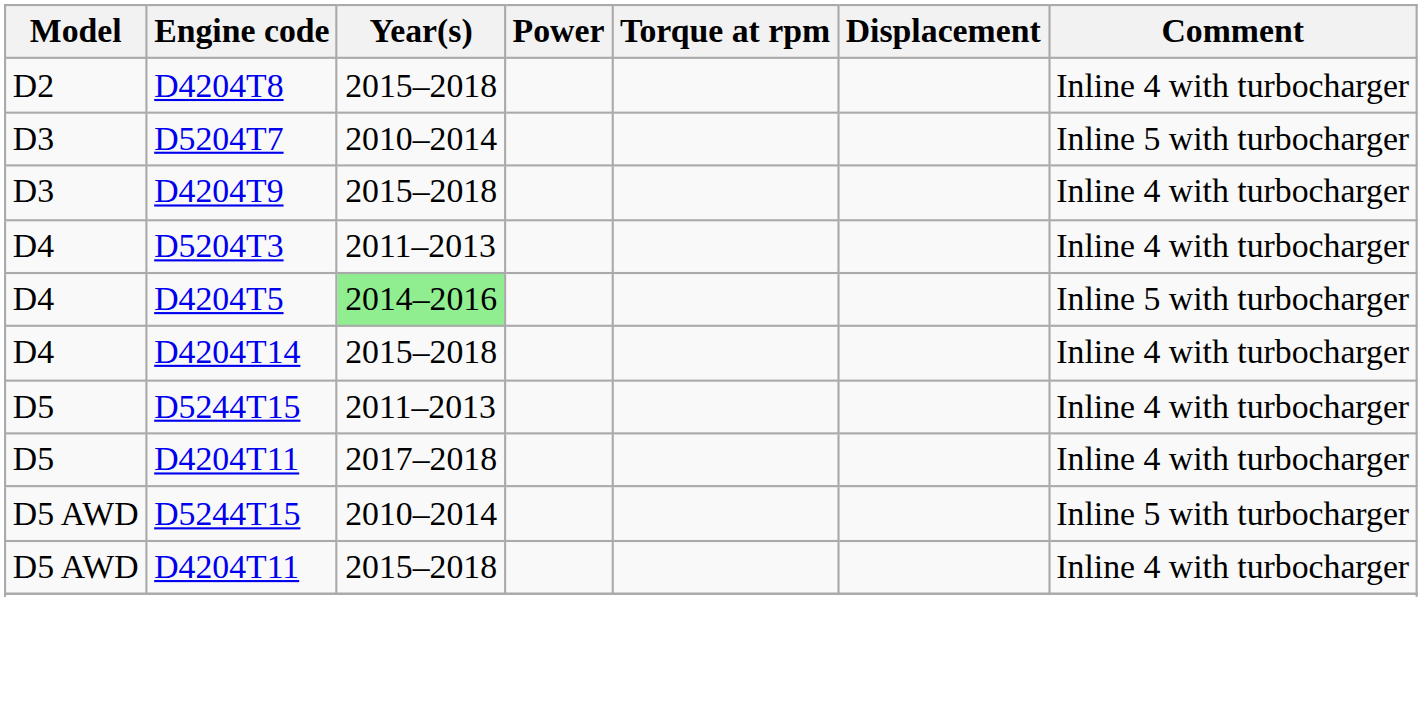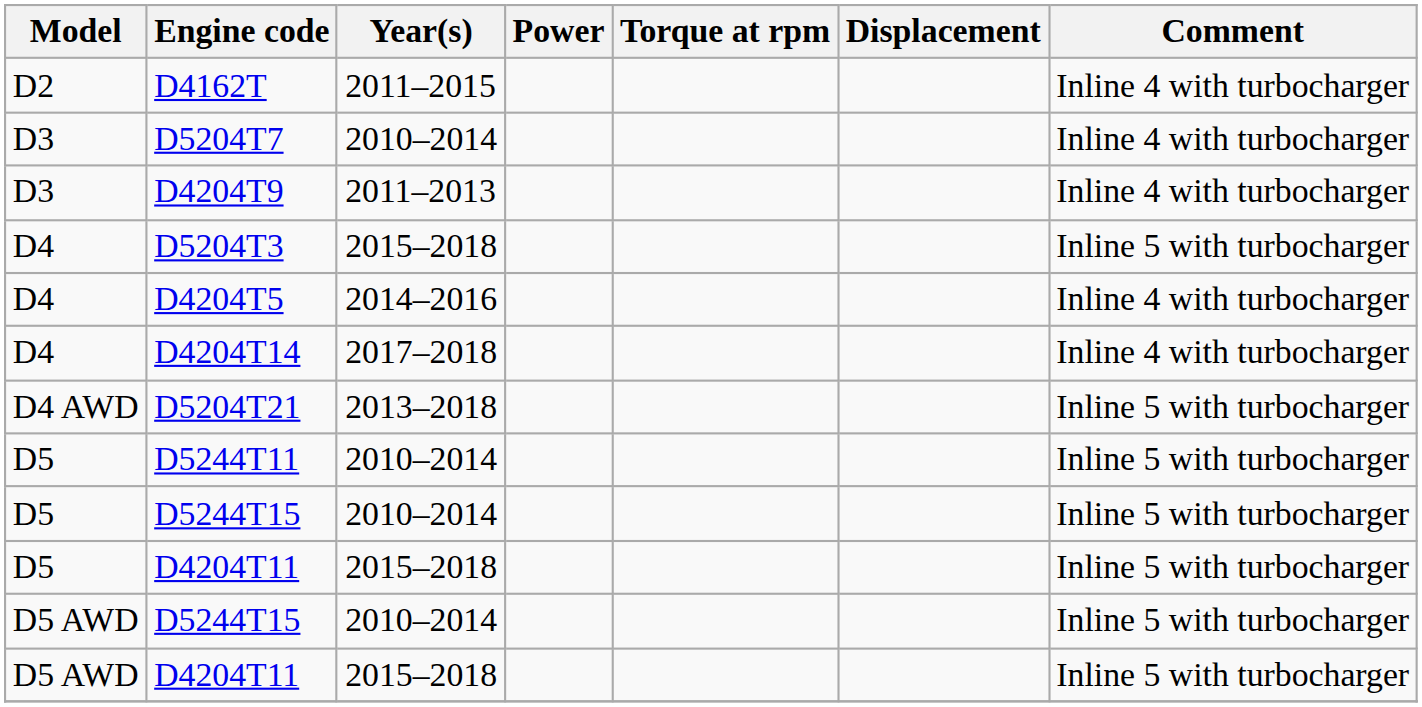+ row: (33, 84)
- row: (33, 84)
(1233, 138) Inline 5 with turbocharger -> (1233, 138) Inline 4 with turbocharger
(421, 191) 2015–2018 -> (420, 191) 2011–2013
(420, 245) 2011–2013 -> (421, 245) 2015–2018
(1233, 245) Inline 4 with turbocharger -> (1233, 245) Inline 5 with turbocharger
(421, 298) lightgreen background -> (421, 298) no background
(1233, 298) Inline 5 with turbocharger -> (1233, 298) Inline 4 with turbocharger
(421, 352) 2015–2018 -> (421, 352) 2017–2018
+ row: (76, 406)
+ row: (33, 459)
(420, 406) 2011–2013 -> (421, 513) 2010–2014
(1233, 406) Inline 4 with turbocharger -> (1233, 513) Inline 5 with turbocharger
(421, 459) 2017–2018 -> (421, 566) 2015–2018
(1233, 459) Inline 4 with turbocharger -> (1233, 566) Inline 5 with turbocharger
(1233, 566) Inline 4 with turbocharger -> (1233, 673) Inline 5 with turbocharger
